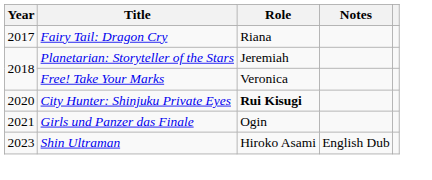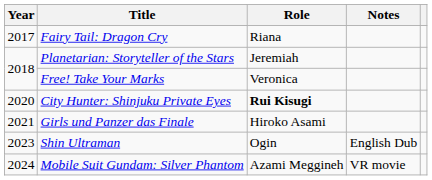(254, 121) Ogin -> (288, 121) Hiroko Asami
(278, 143) Hiroko Asami -> (263, 143) Ogin
+ row: (142, 164)
